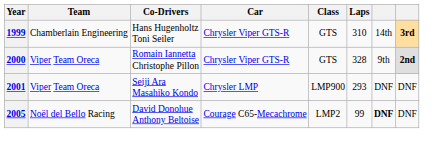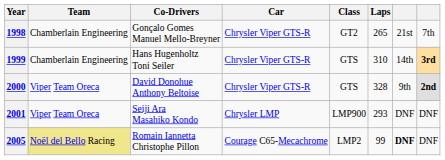+ row: (16, 34)
(166, 60) Romain Iannetta Christophe Pillon -> (166, 87) David Donohue Anthony Beltoise
(72, 114) no background -> (72, 141) khaki background
(166, 114) David Donohue Anthony Beltoise -> (166, 141) Romain Iannetta Christophe Pillon
